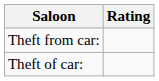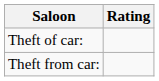rows swapped: (46, 64) <-> (54, 40)
